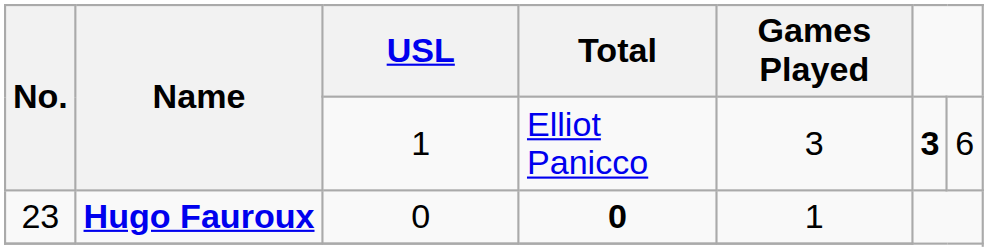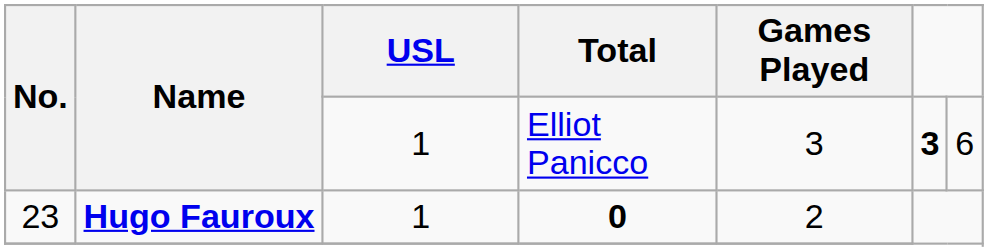(421, 216) 0 -> (421, 216) 1
(814, 216) 1 -> (814, 216) 2
